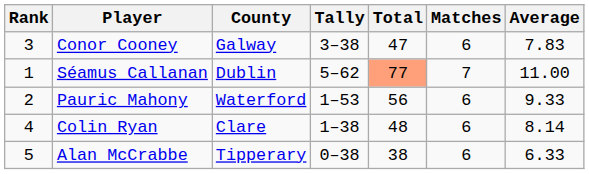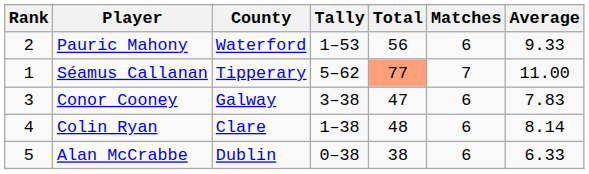rows swapped: (122, 100) <-> (117, 46)
(246, 73) Dublin -> (261, 73) Tipperary
(261, 155) Tipperary -> (246, 155) Dublin
